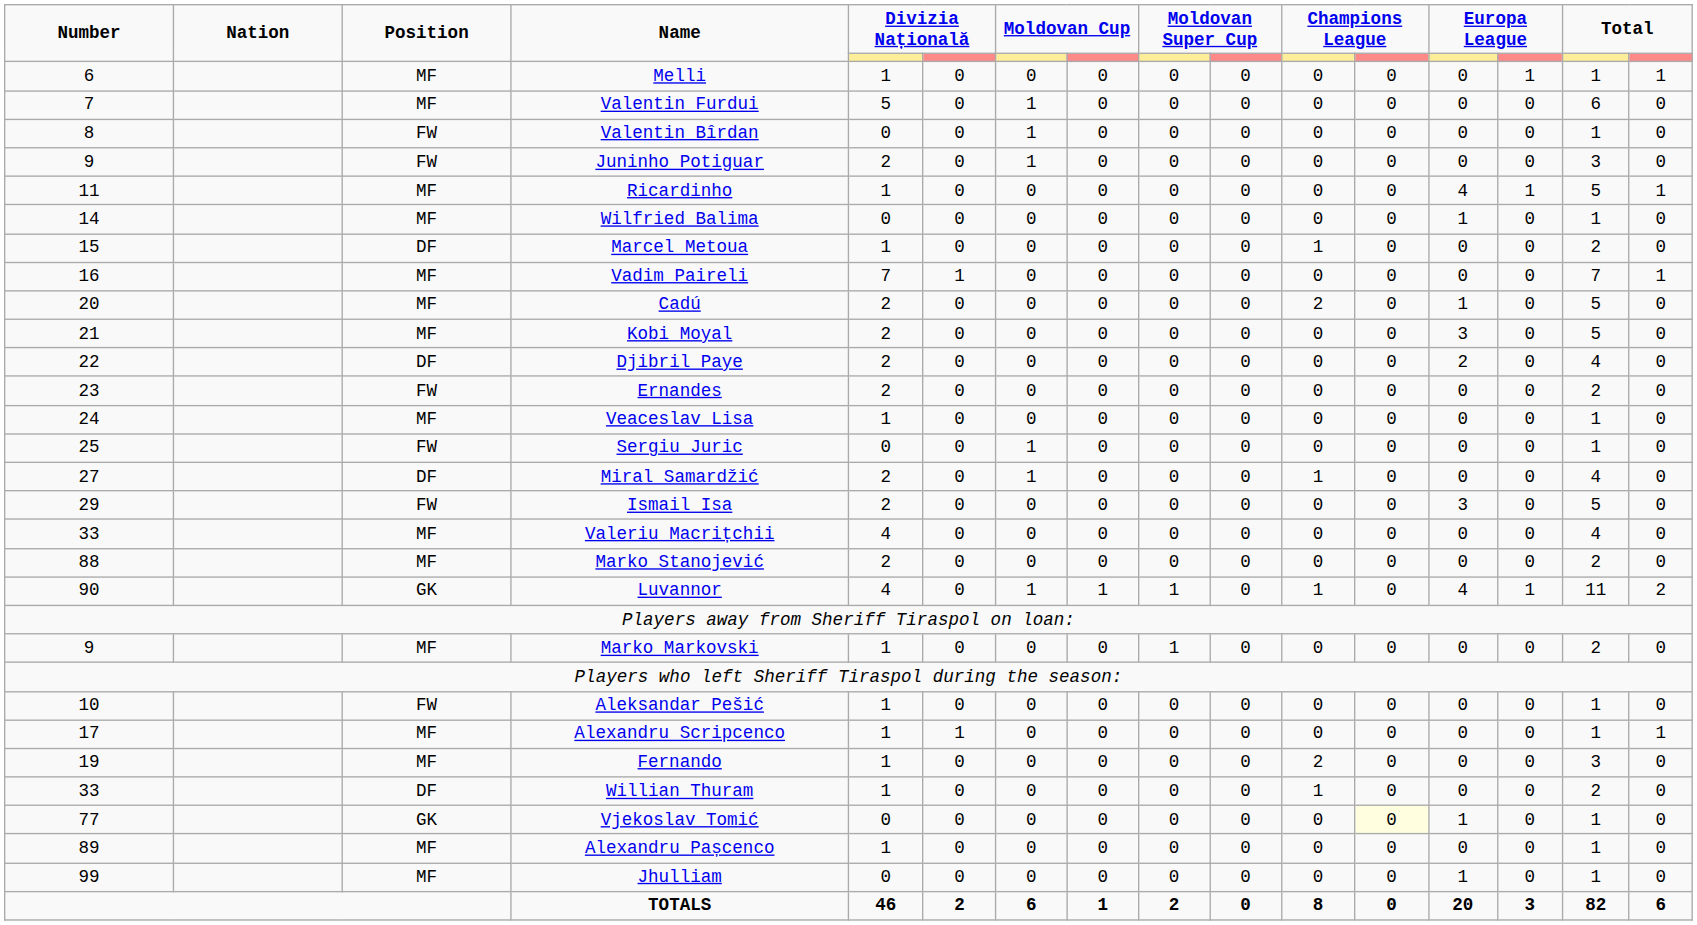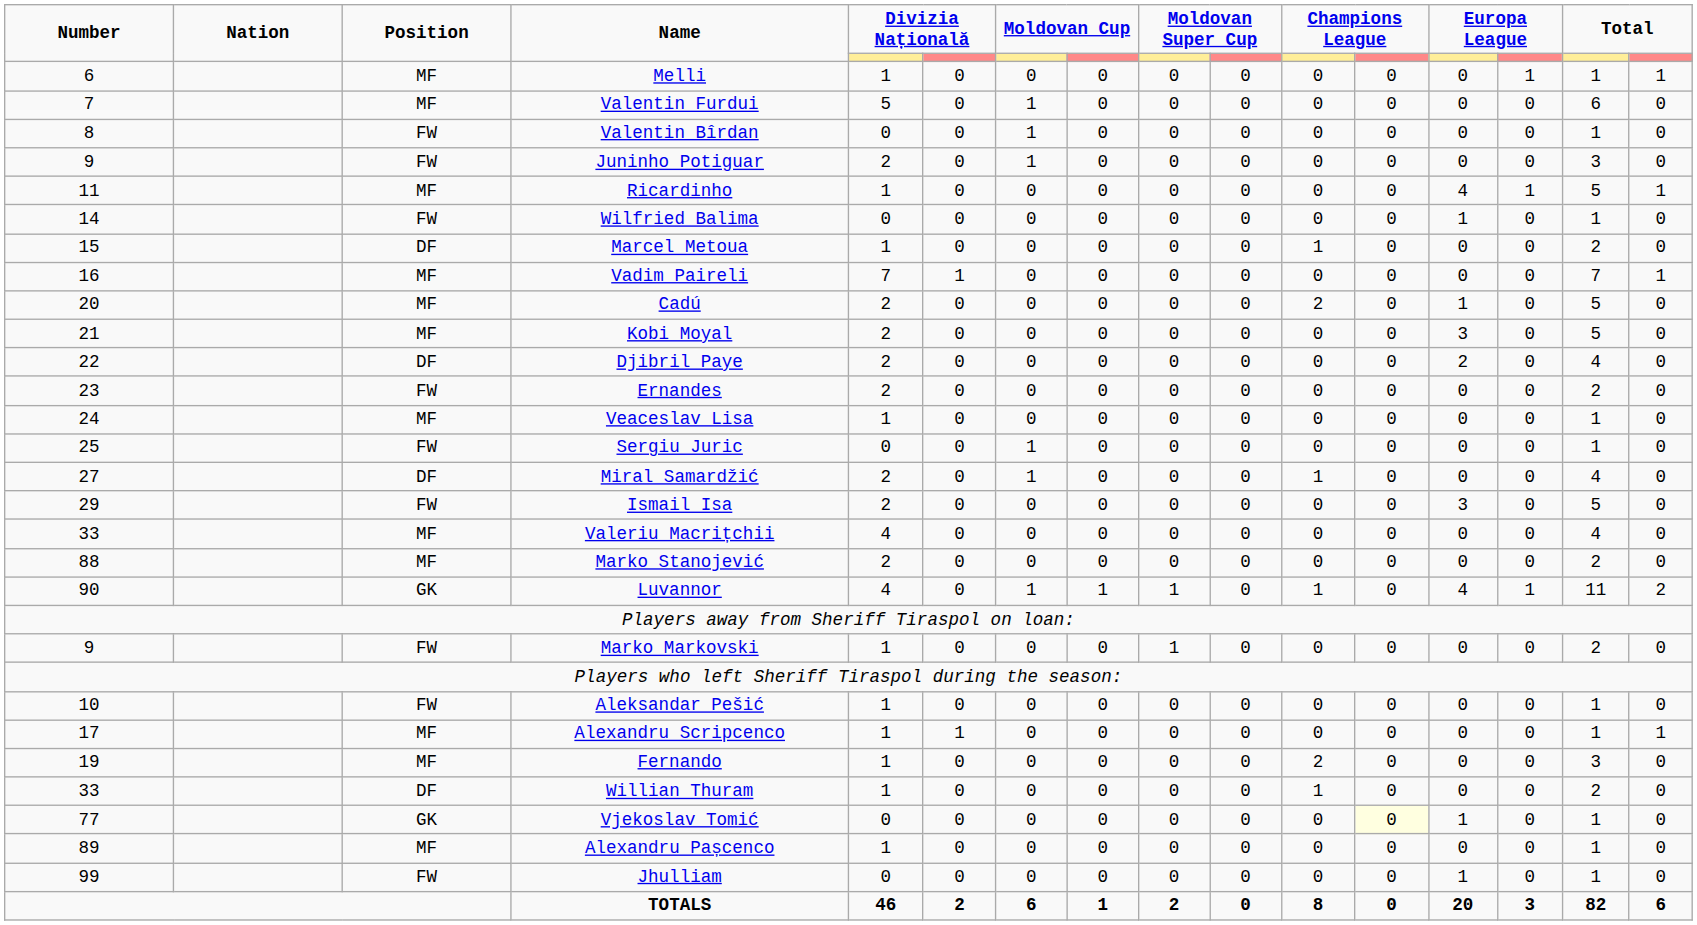(427, 219) MF -> (427, 219) FW
(427, 648) MF -> (427, 648) FW
(427, 877) MF -> (427, 877) FW
